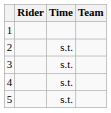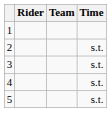columns swapped: (91, 13) <-> (61, 13)
